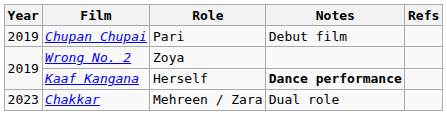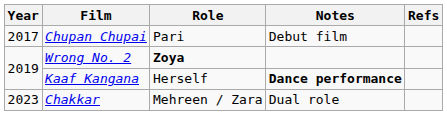(23, 36) 2019 -> (23, 36) 2017
(169, 57) normal -> (169, 57) bold
